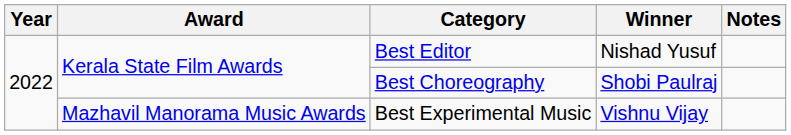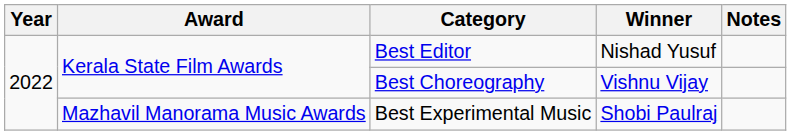(659, 82) Shobi Paulraj -> (654, 82) Vishnu Vijay
(654, 113) Vishnu Vijay -> (659, 113) Shobi Paulraj
